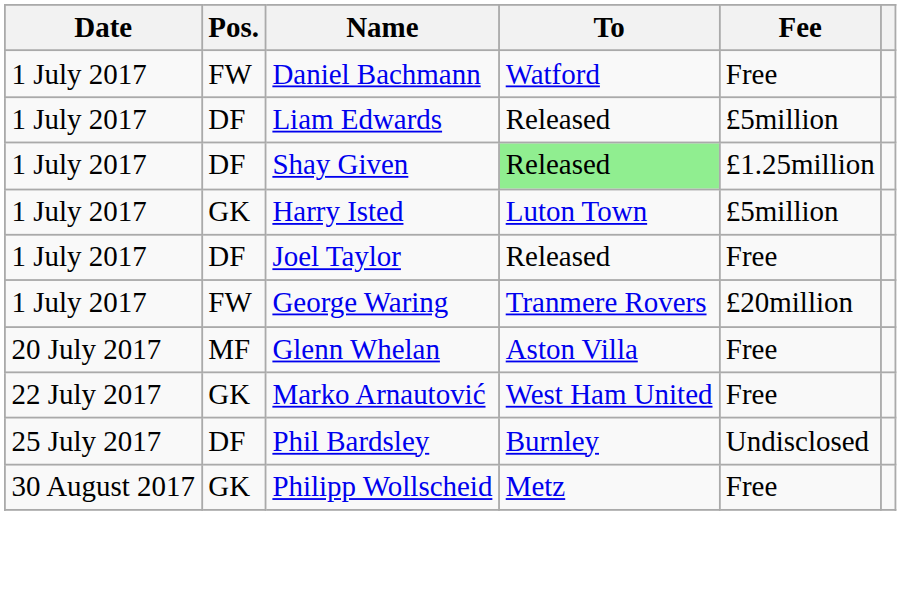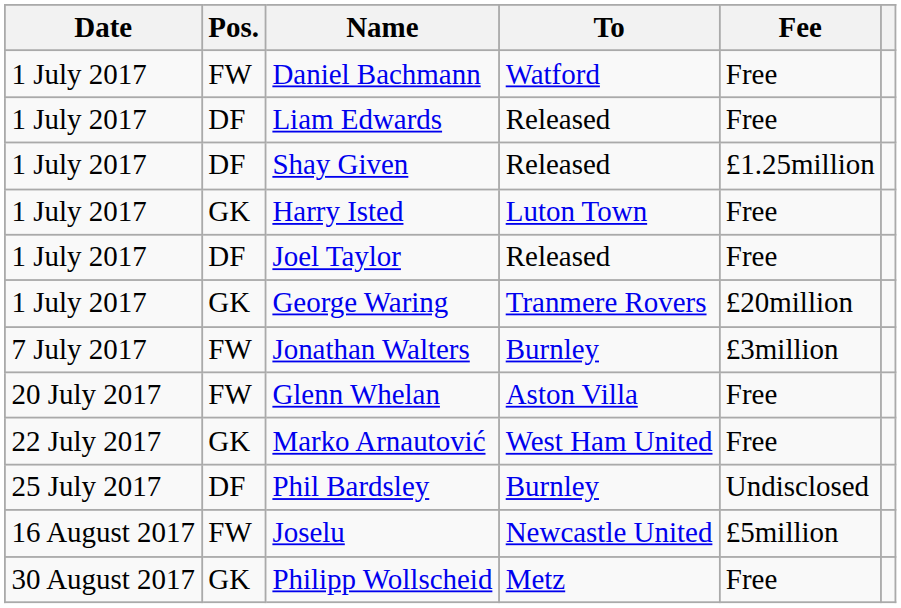(782, 119) £5million -> (752, 119) Free
(558, 165) lightgreen background -> (558, 165) no background
(782, 211) £5million -> (752, 211) Free
(230, 303) FW -> (229, 303) GK
+ row: (371, 348)
(229, 348) MF -> (230, 394) FW
+ row: (309, 532)
